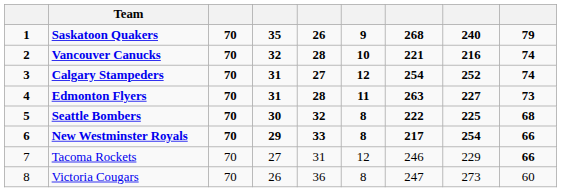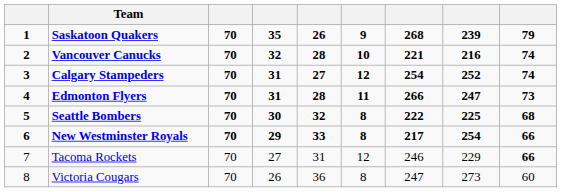(471, 34) 240 -> (471, 34) 239
(414, 95) 263 -> (414, 95) 266
(471, 95) 227 -> (471, 95) 247
